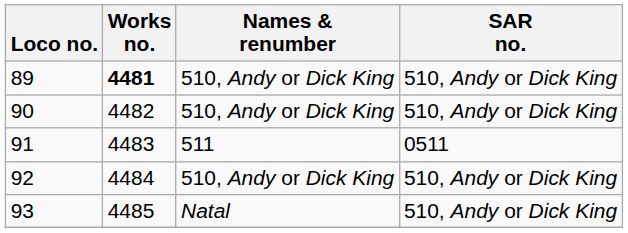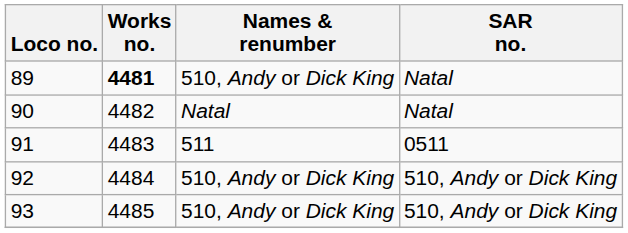(511, 77) 510, Andy or Dick King -> (428, 77) Natal
(288, 111) 510, Andy or Dick King -> (205, 111) Natal
(511, 111) 510, Andy or Dick King -> (428, 111) Natal
(205, 210) Natal -> (288, 210) 510, Andy or Dick King
